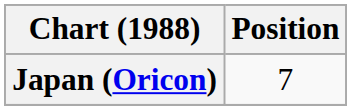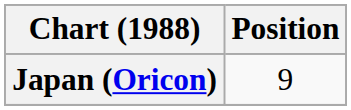(285, 79) 7 -> (285, 79) 9
